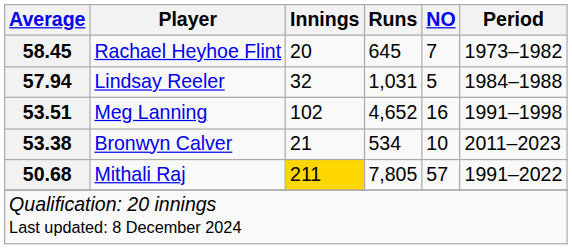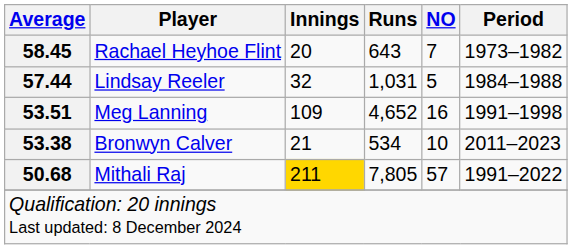(385, 50) 645 -> (385, 50) 643
(47, 81) 57.94 -> (47, 81) 57.44
(306, 112) 102 -> (306, 112) 109
